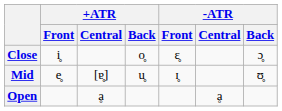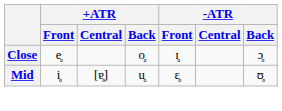(59, 55) i̥ -> (59, 55) e̥
(177, 55) ɛ̥ -> (177, 55) ɪ̥
(59, 75) e̥ -> (59, 75) i̥
(177, 75) ɪ̥ -> (177, 75) ɛ̥
- row: (22, 95)
